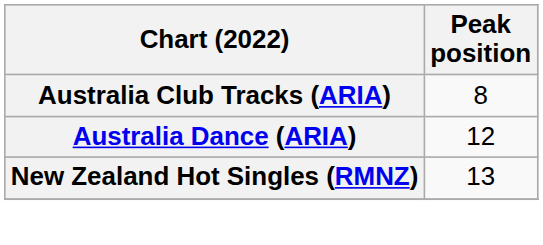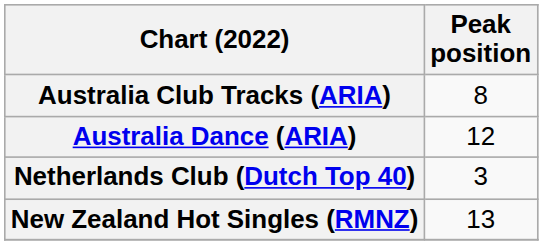+ row: (215, 177)
